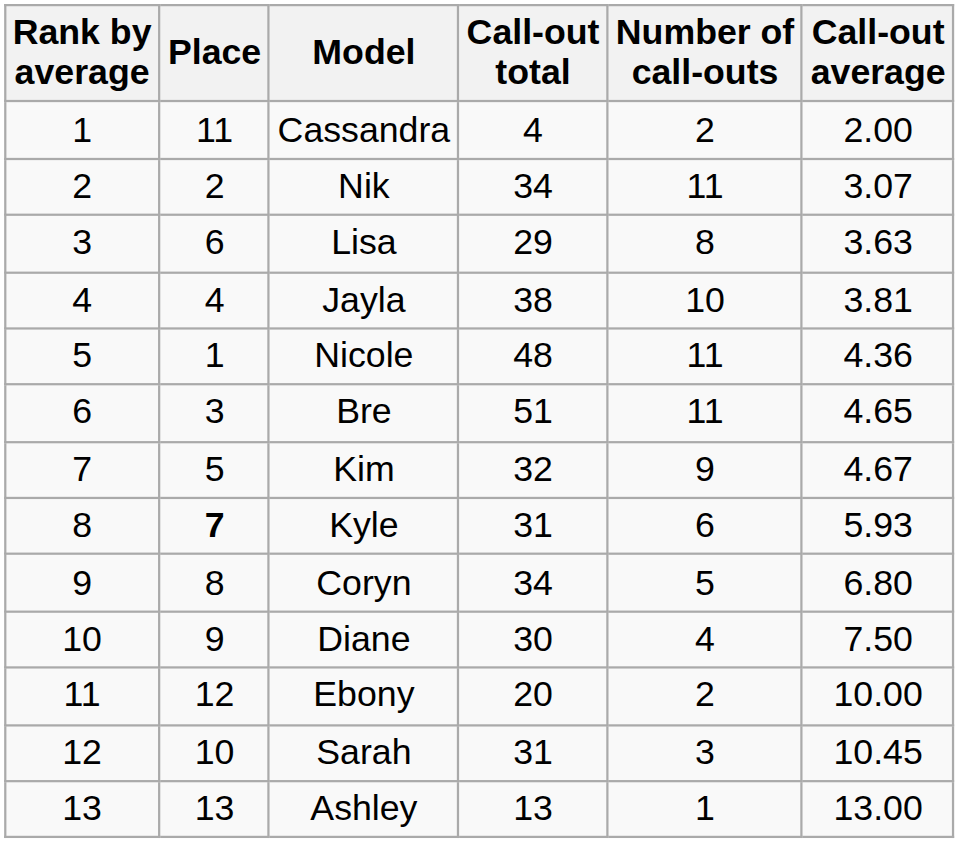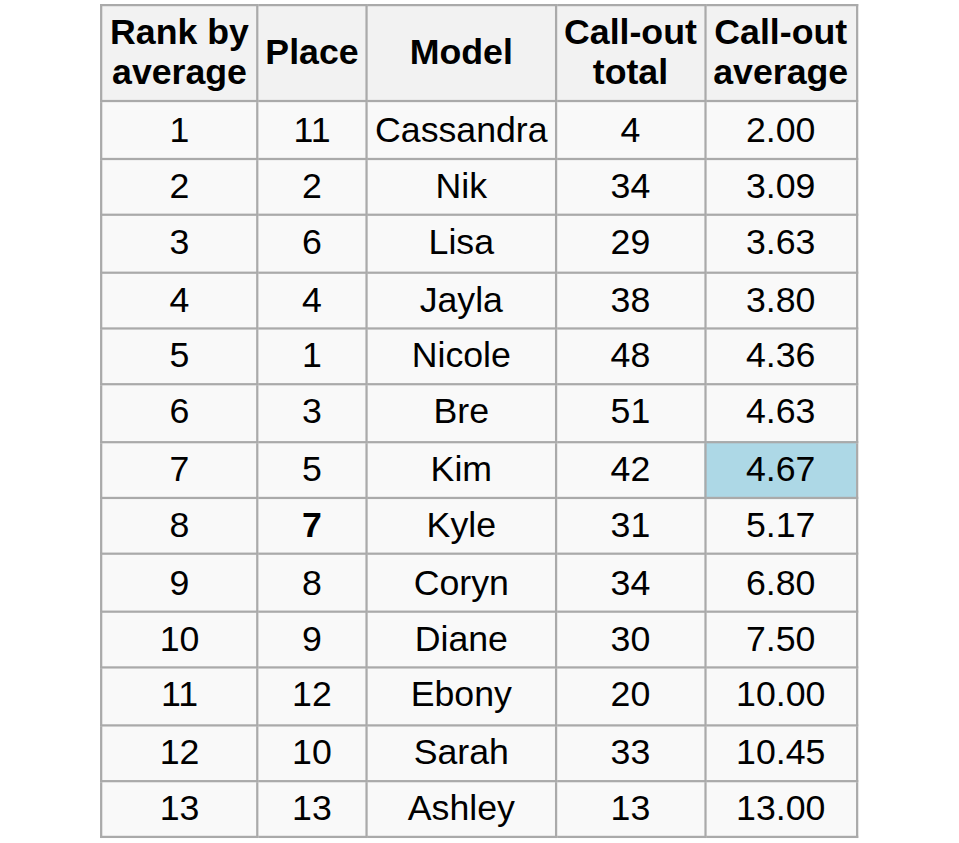- column: (705, 52)
(878, 186) 3.07 -> (781, 186) 3.09
(878, 299) 3.81 -> (781, 299) 3.80
(878, 412) 4.65 -> (781, 412) 4.63
(533, 469) 32 -> (630, 469) 42
(878, 469) no background -> (781, 469) lightblue background
(878, 525) 5.93 -> (781, 525) 5.17
(533, 751) 31 -> (630, 751) 33
